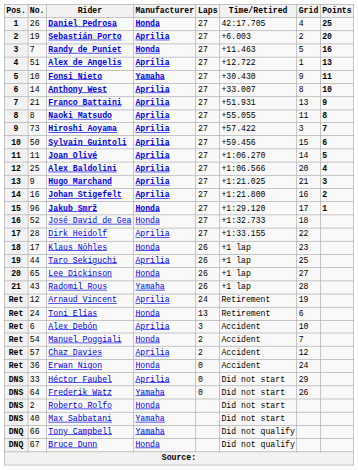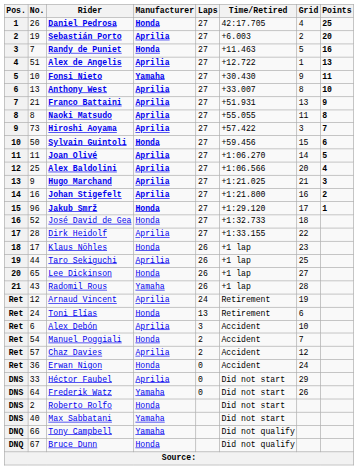(35, 90) 14 -> (35, 90) 13
(153, 143) Aprilia -> (148, 143) Honda
